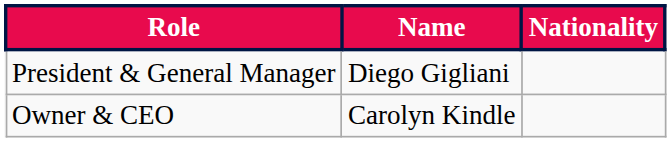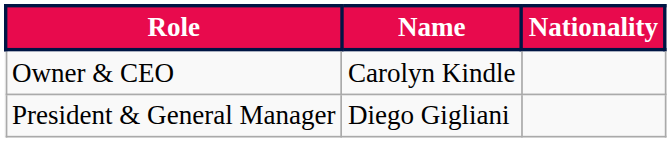rows swapped: (93, 115) <-> (174, 72)
